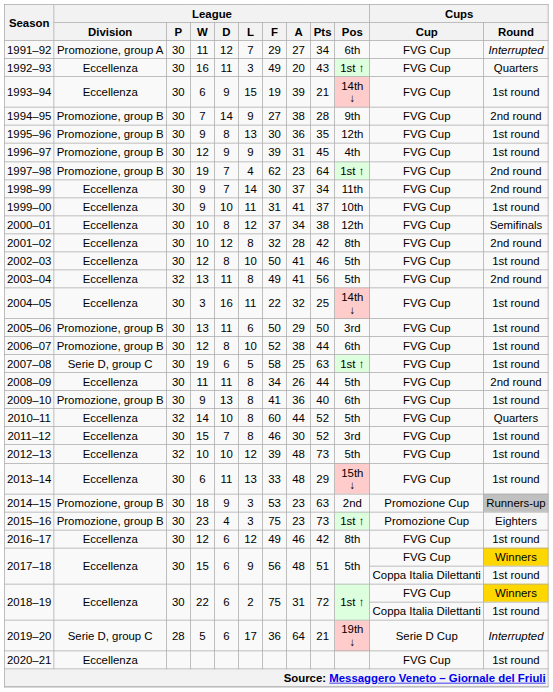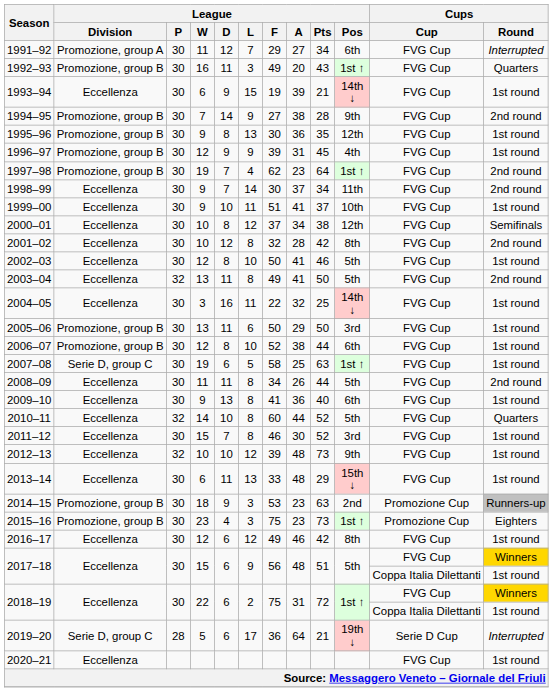(110, 68) Eccellenza -> (110, 68) Promozione, group B
(275, 207) 31 -> (275, 207) 51
(323, 279) 56 -> (323, 279) 50
(110, 400) Promozione, group B -> (110, 400) Eccellenza
(352, 454) 5th -> (352, 454) 9th
